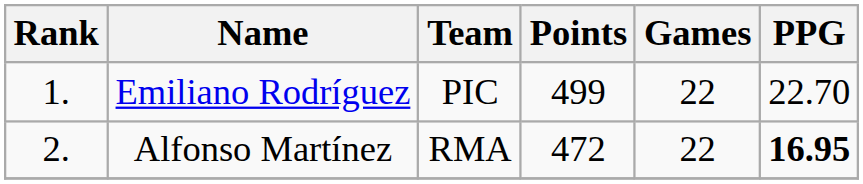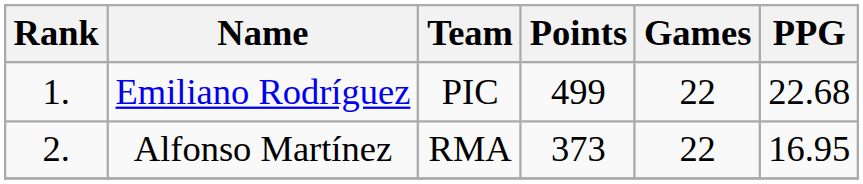(809, 91) 22.70 -> (809, 91) 22.68
(578, 149) 472 -> (578, 149) 373
(809, 149) bold -> (809, 149) normal
